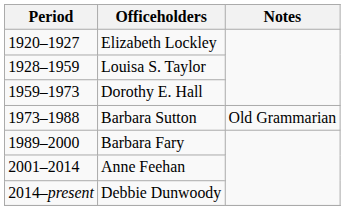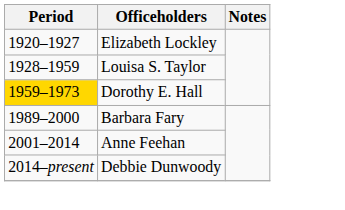(44, 92) no background -> (44, 92) gold background
- row: (149, 117)
